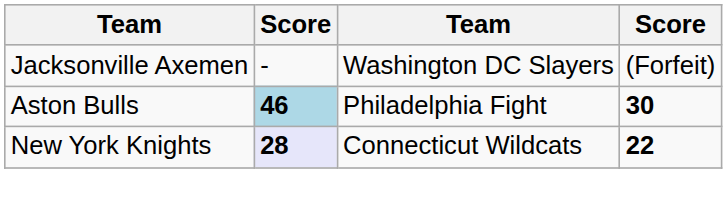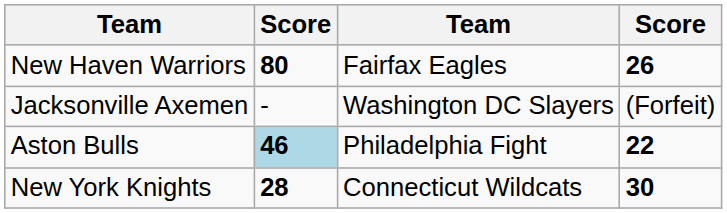+ row: (128, 65)
(640, 106) 30 -> (640, 146) 22
(274, 146) lavender background -> (274, 187) no background
(640, 146) 22 -> (640, 187) 30
